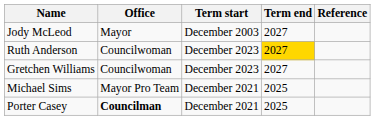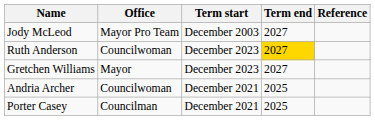(116, 32) Mayor -> (140, 32) Mayor Pro Team
(136, 69) Councilwoman -> (116, 69) Mayor
- row: (39, 87)
+ row: (41, 87)
(131, 106) bold -> (129, 106) normal
